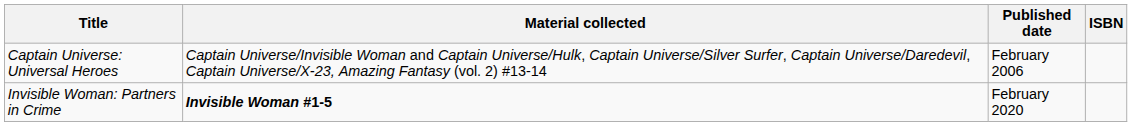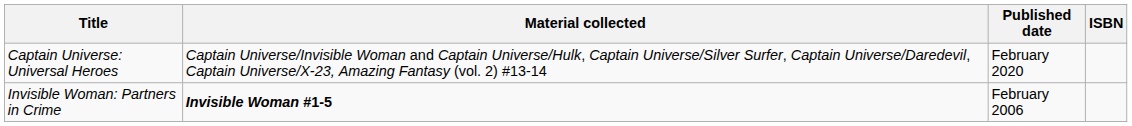(1020, 63) February 2006 -> (1020, 63) February 2020
(1020, 102) February 2020 -> (1020, 102) February 2006
